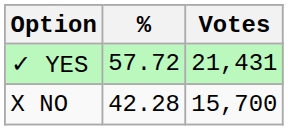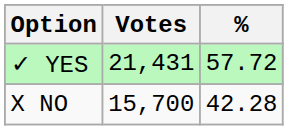columns swapped: (234, 24) <-> (144, 24)
